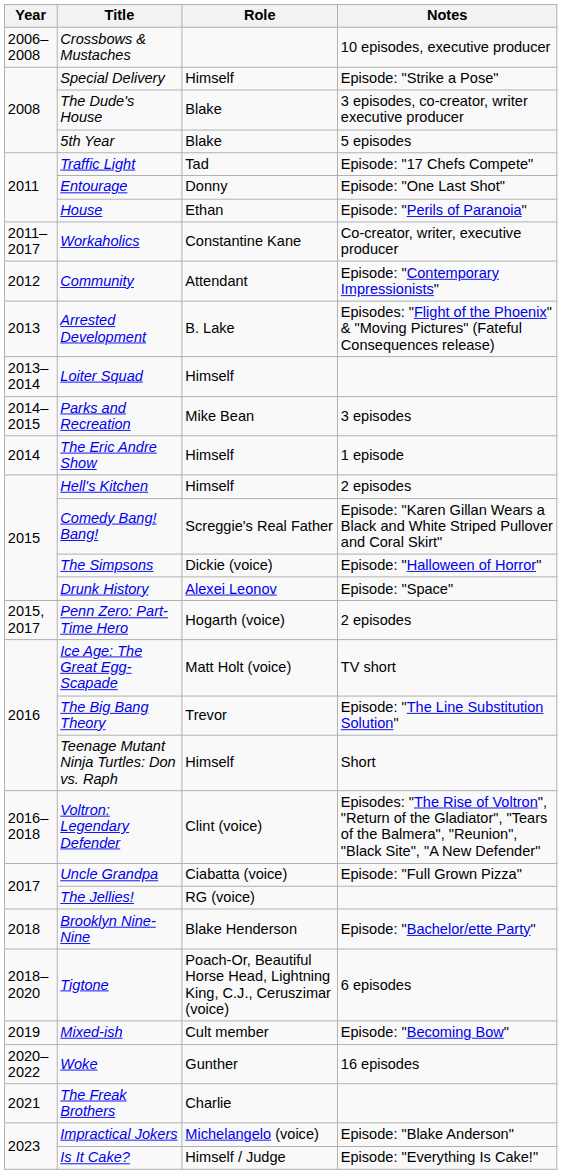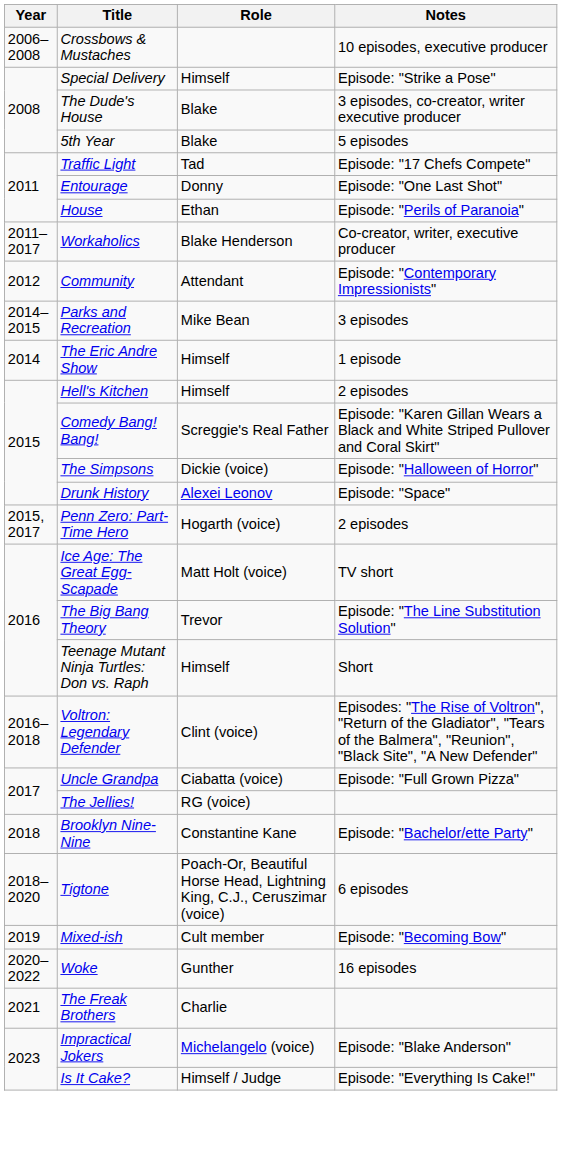(243, 241) Constantine Kane -> (237, 241) Blake Henderson
- row: (103, 328)
- row: (102, 376)
(241, 929) Blake Henderson -> (239, 833) Constantine Kane
